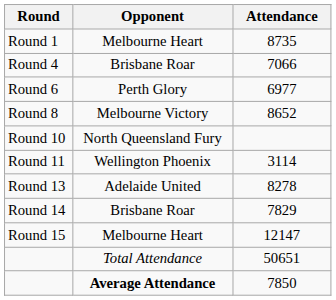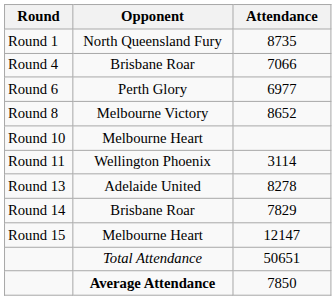(153, 41) Melbourne Heart -> (153, 41) North Queensland Fury
(153, 138) North Queensland Fury -> (153, 138) Melbourne Heart
